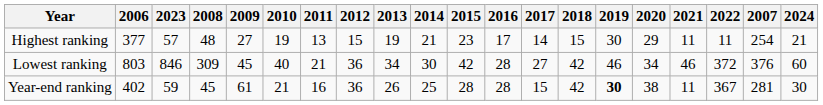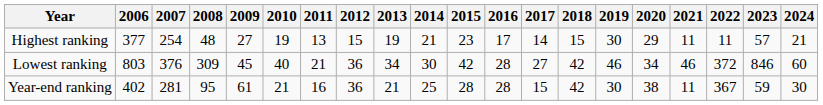columns swapped: (762, 16) <-> (171, 16)
(208, 87) 45 -> (208, 87) 95
(392, 87) 26 -> (392, 87) 21
(614, 87) bold -> (614, 87) normal
